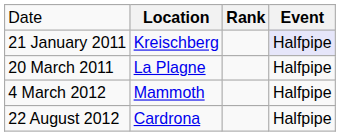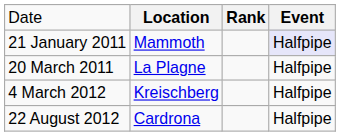(176, 43) Kreischberg -> (169, 43) Mammoth
(169, 93) Mammoth -> (176, 93) Kreischberg
